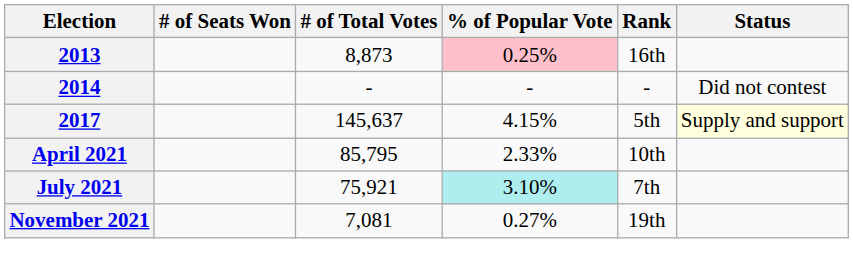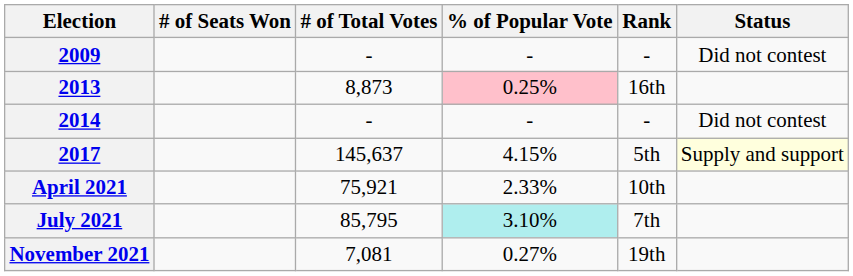+ row: (79, 54)
(369, 154) 85,795 -> (369, 187) 75,921
(369, 187) 75,921 -> (369, 220) 85,795
